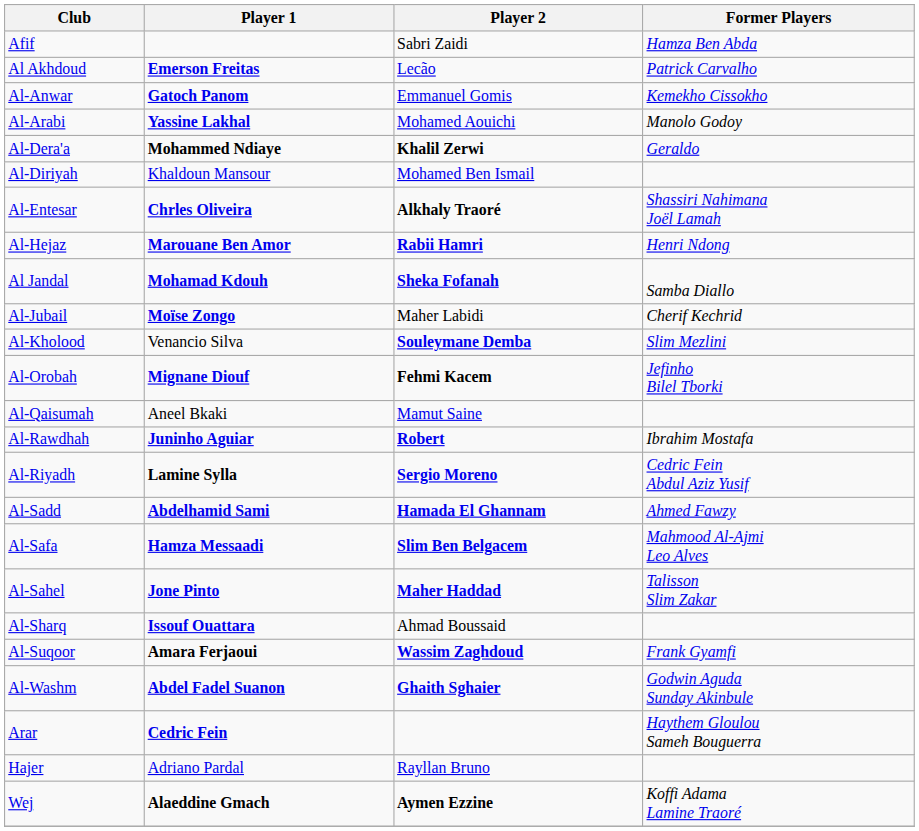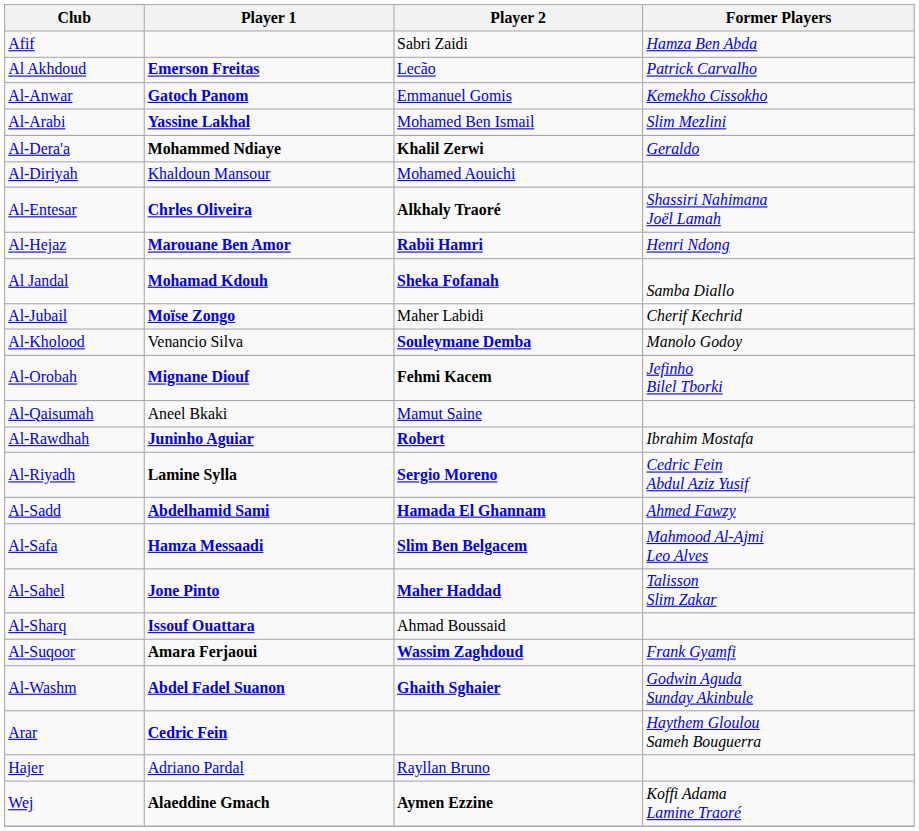(456, 122) Mohamed Aouichi -> (466, 122) Mohamed Ben Ismail
(694, 122) Manolo Godoy -> (686, 122) Slim Mezlini
(466, 174) Mohamed Ben Ismail -> (456, 174) Mohamed Aouichi
(686, 342) Slim Mezlini -> (694, 342) Manolo Godoy
